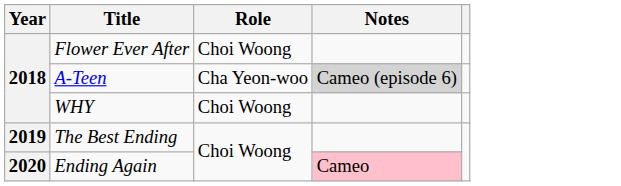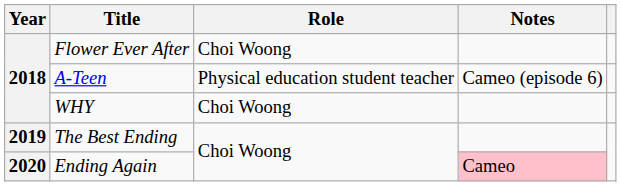(253, 78) Cha Yeon-woo -> (326, 78) Physical education student teacher
(387, 78) lightgrey background -> (533, 78) no background
